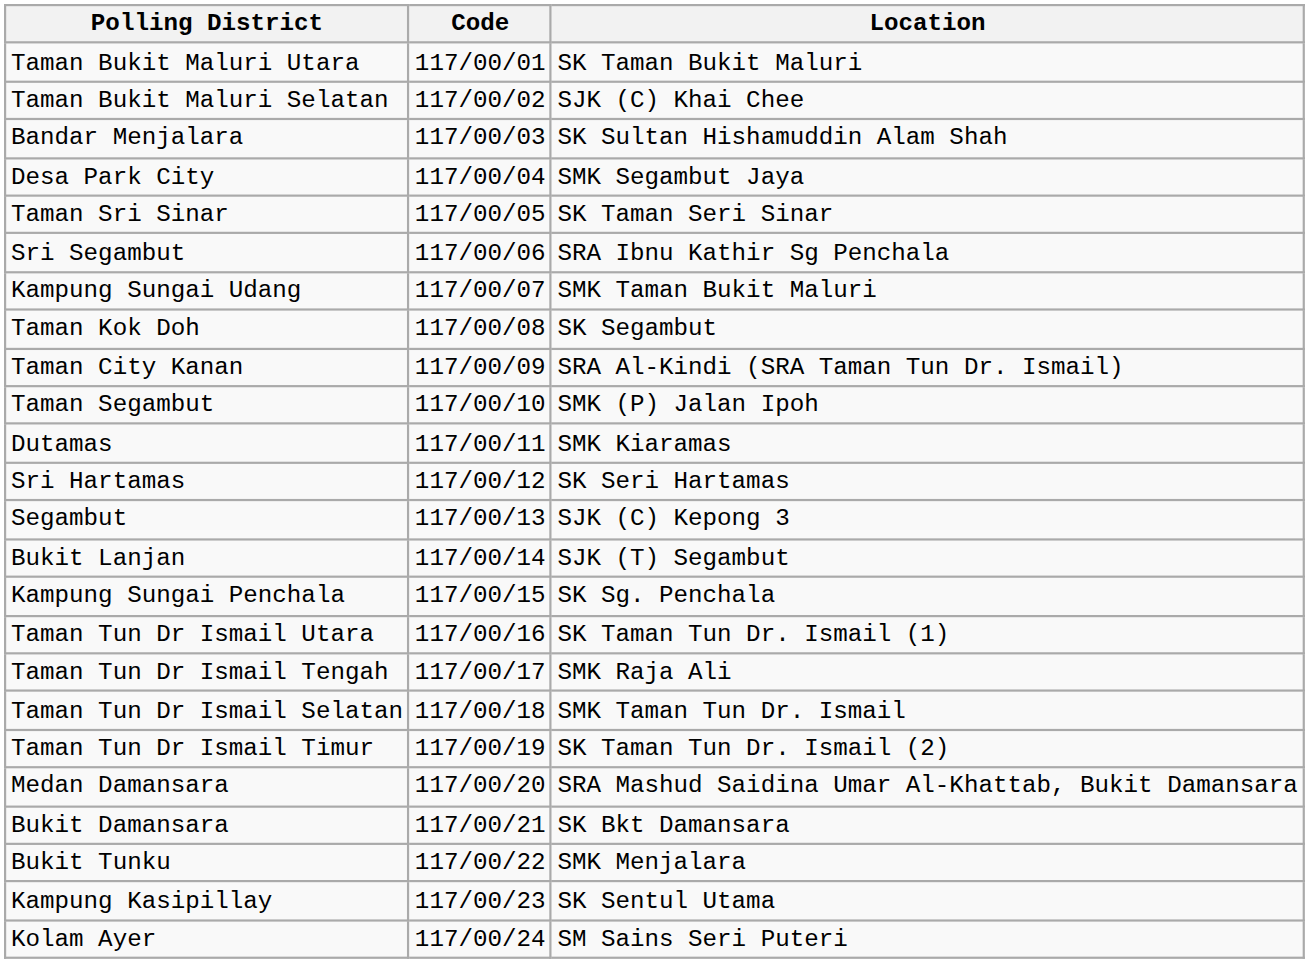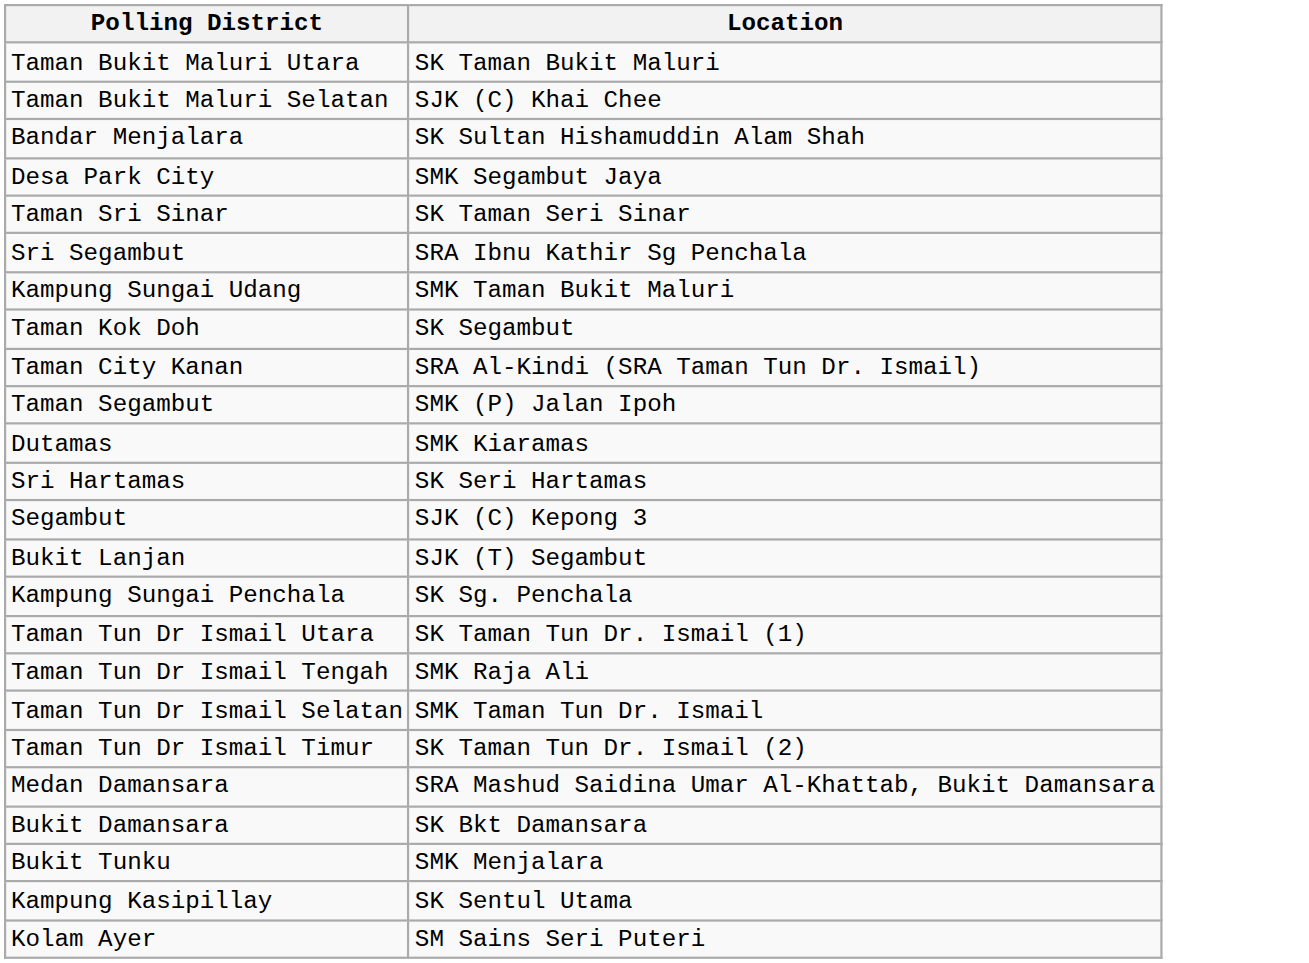- column: (480, 24)
